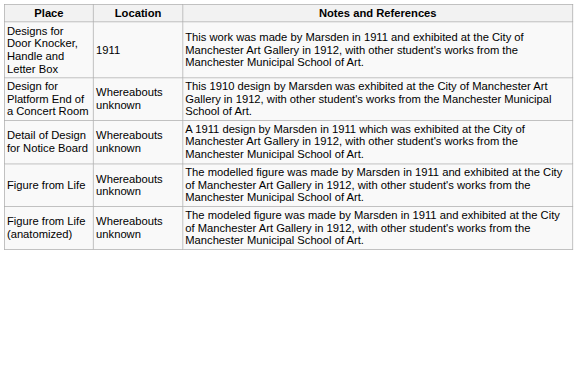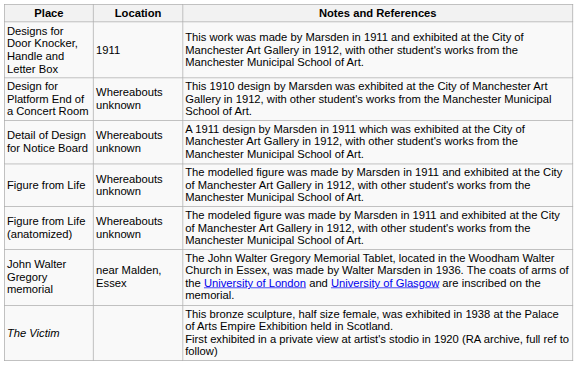+ row: (37, 277)
+ row: (33, 333)
